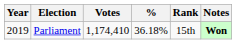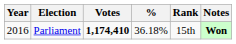(18, 30) 2019 -> (18, 30) 2016
(108, 30) normal -> (108, 30) bold
